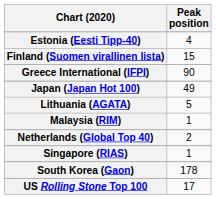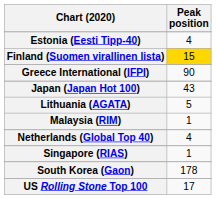(189, 56) no background -> (189, 56) gold background
(189, 89) 49 -> (189, 89) 43
(189, 137) 2 -> (189, 137) 4
